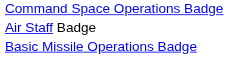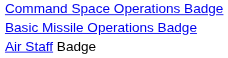rows swapped: (101, 46) <-> (51, 27)
